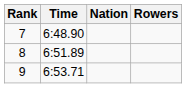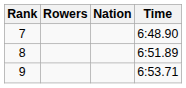columns swapped: (156, 14) <-> (64, 14)
